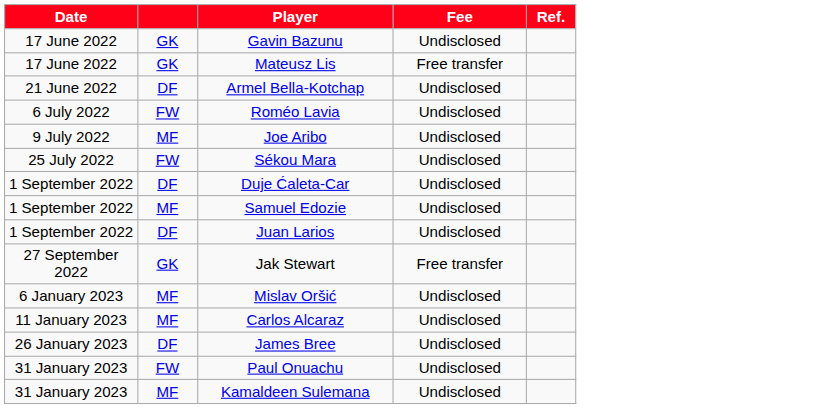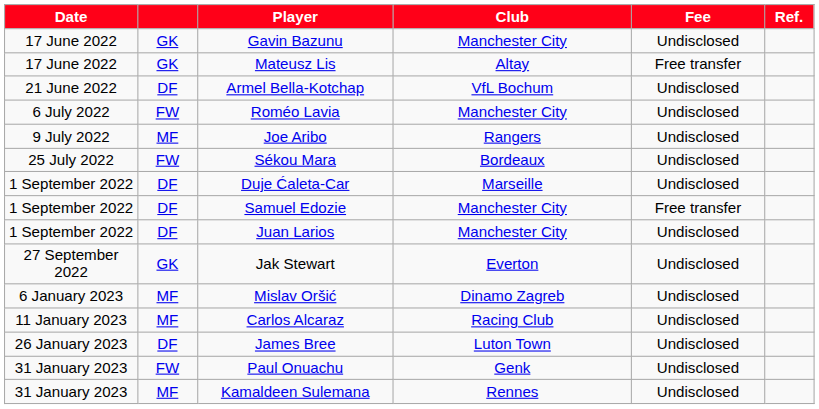+ column: (512, 17)
(167, 208) MF -> (167, 208) DF
(460, 208) Undisclosed -> (698, 208) Free transfer
(460, 264) Free transfer -> (698, 264) Undisclosed
